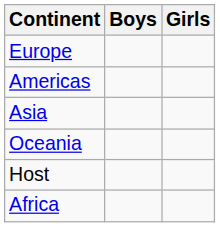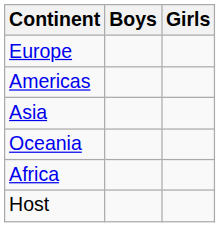rows swapped: (34, 205) <-> (29, 174)
